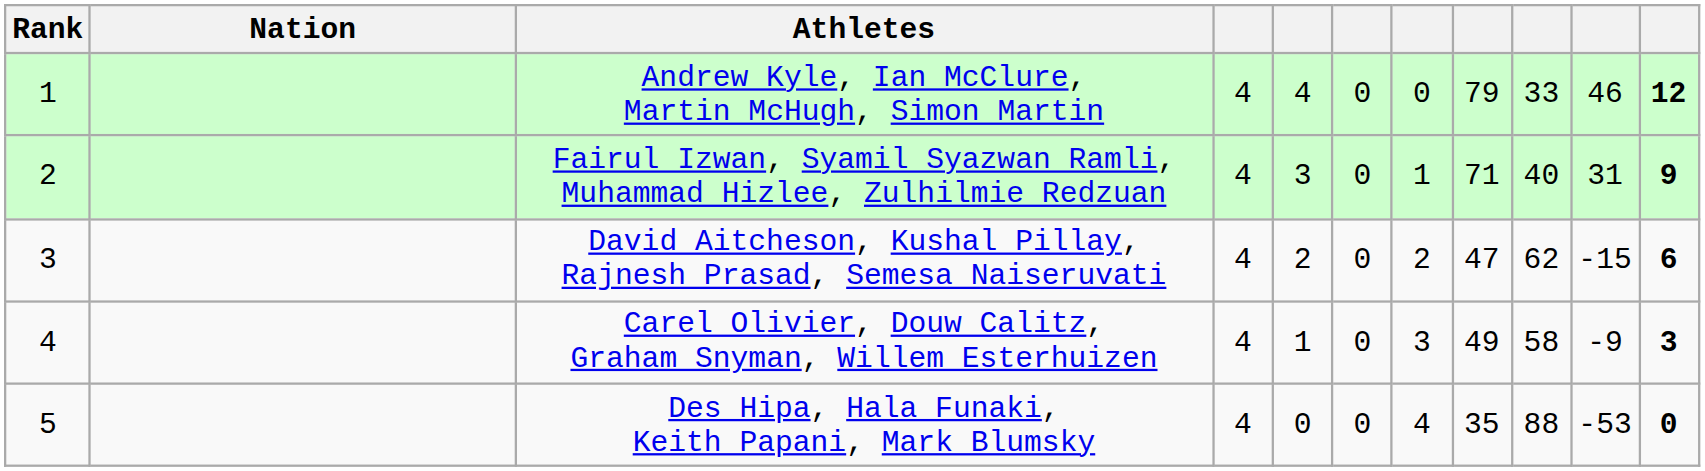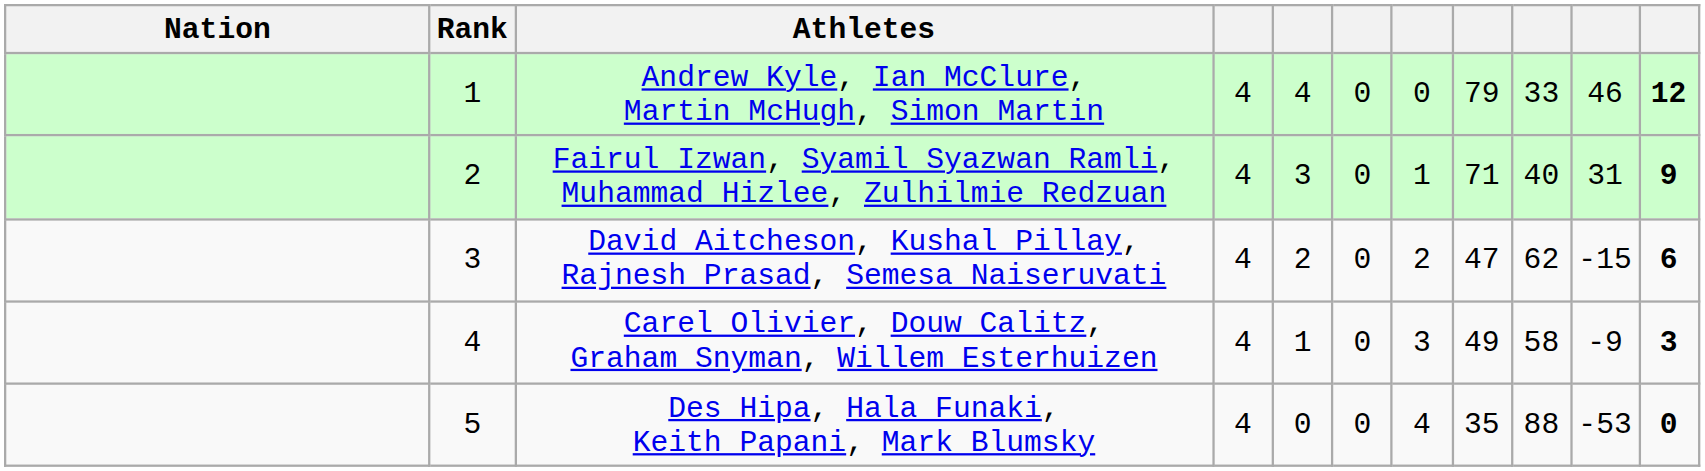columns swapped: (48, 29) <-> (303, 29)
